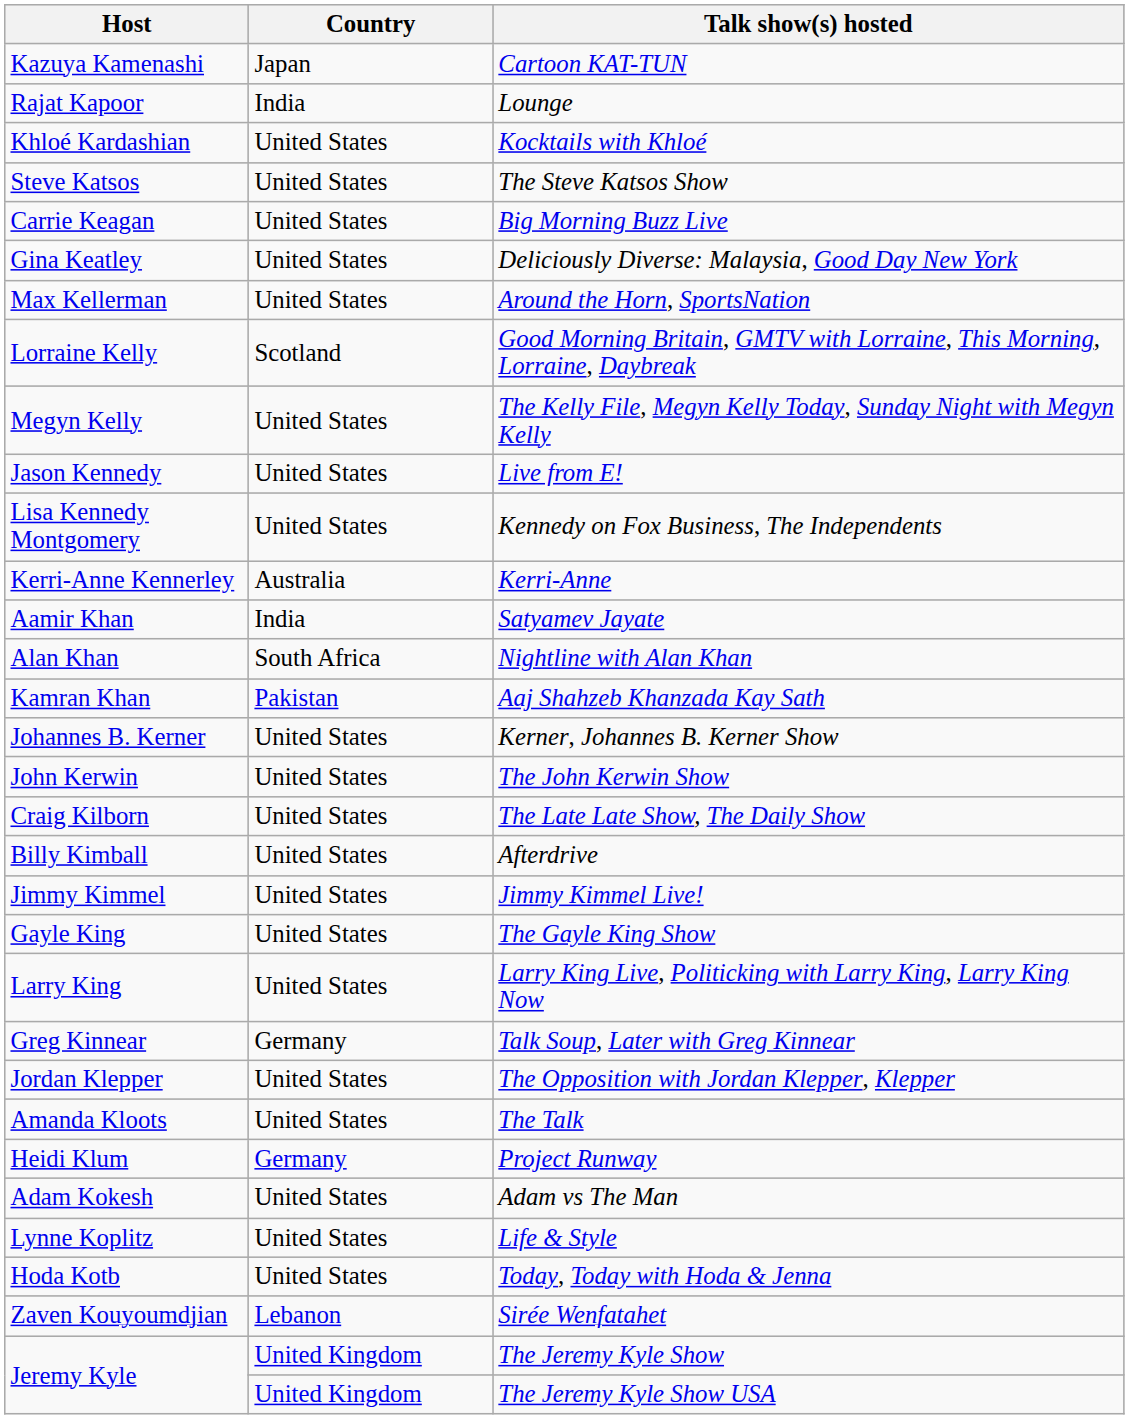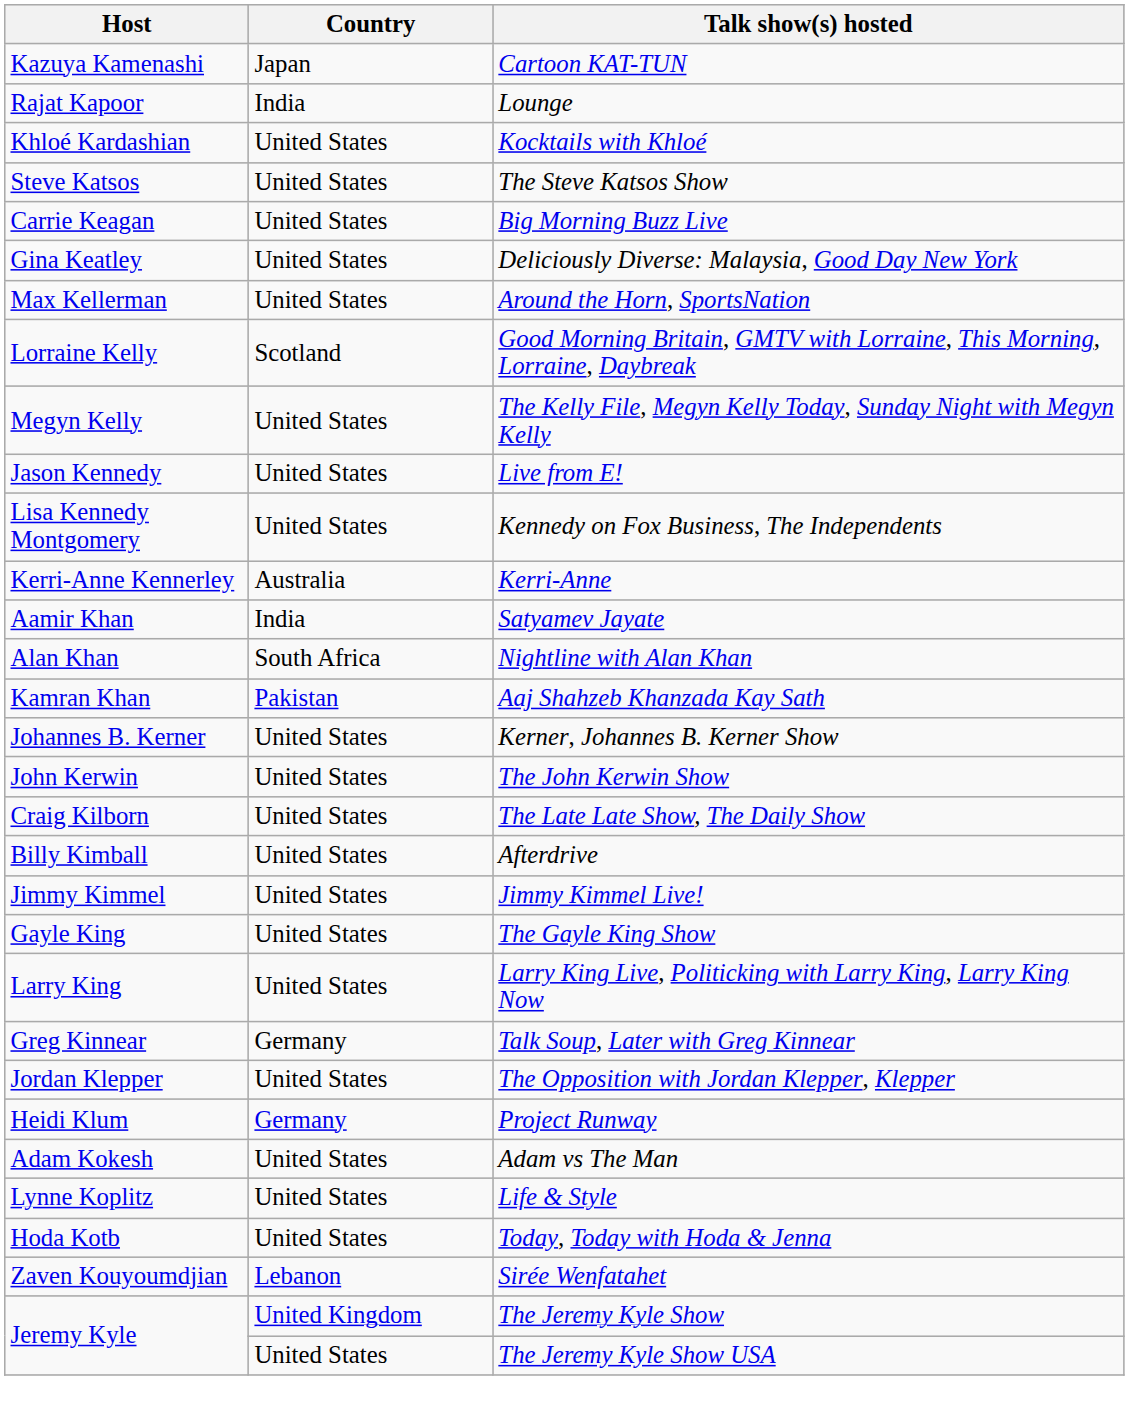- row: (541, 1119)
(338, 1394) United Kingdom -> (321, 1355) United States
